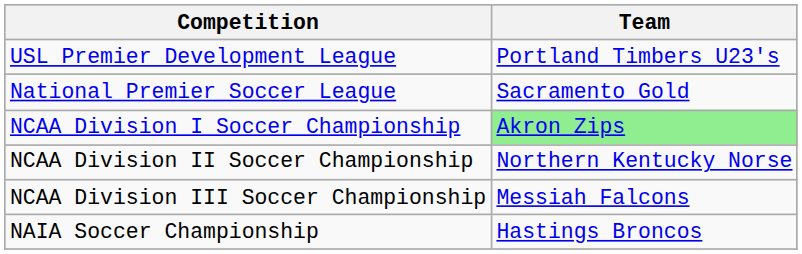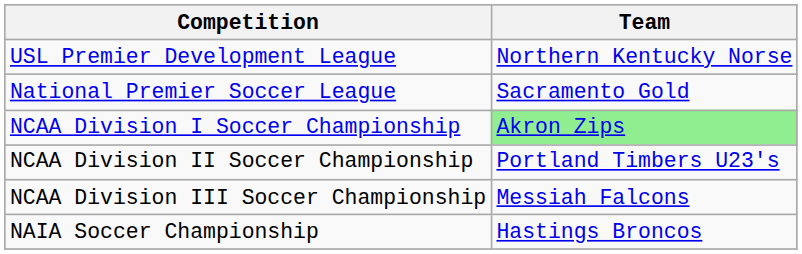(638, 57) Portland Timbers U23's -> (644, 57) Northern Kentucky Norse
(644, 162) Northern Kentucky Norse -> (638, 162) Portland Timbers U23's
